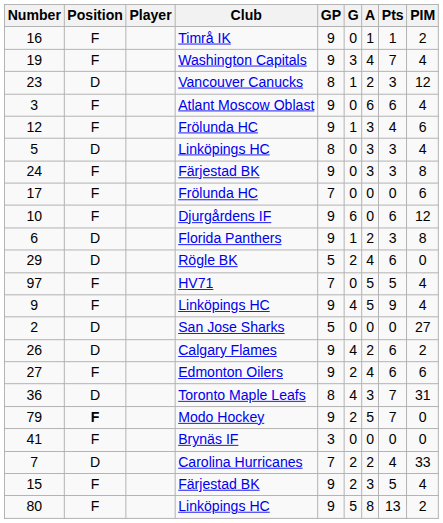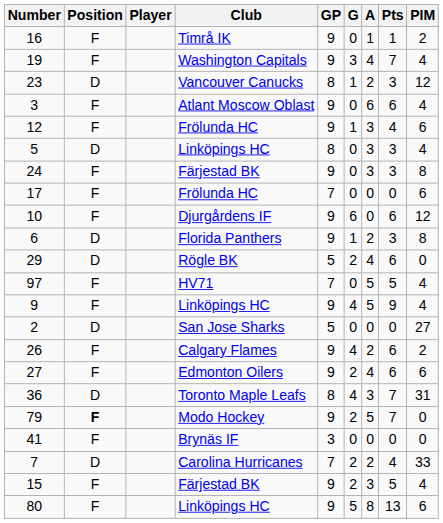(95, 350) D -> (95, 350) F
(423, 506) 2 -> (423, 506) 6
